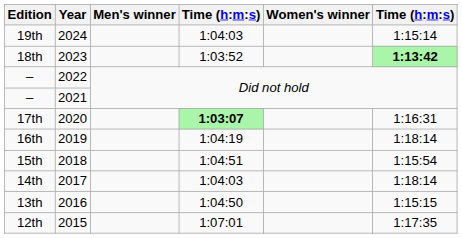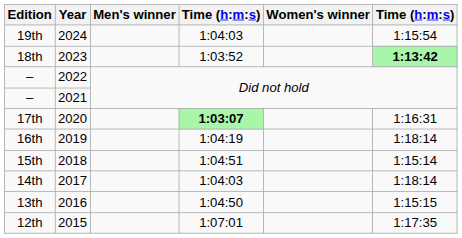(415, 35) 1:15:14 -> (415, 35) 1:15:54
(415, 160) 1:15:54 -> (415, 160) 1:15:14
